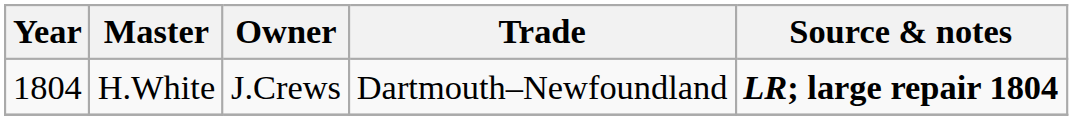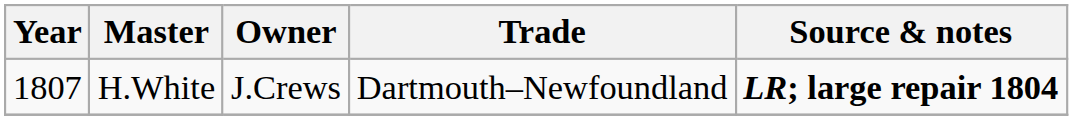(47, 86) 1804 -> (47, 86) 1807
